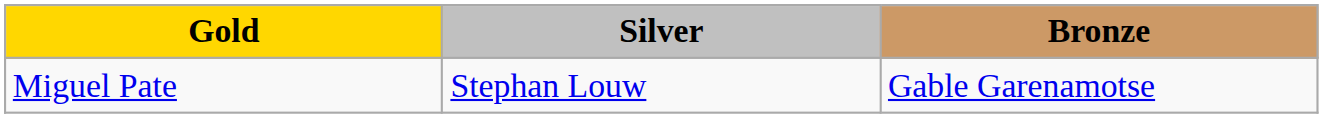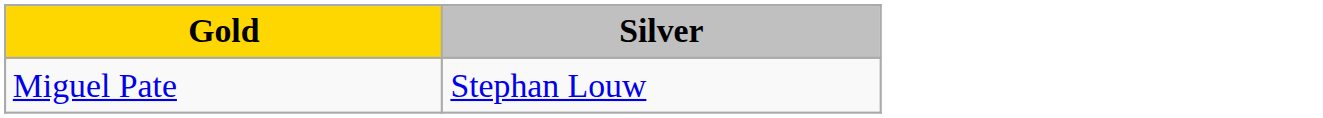- column: (1099, 31)
